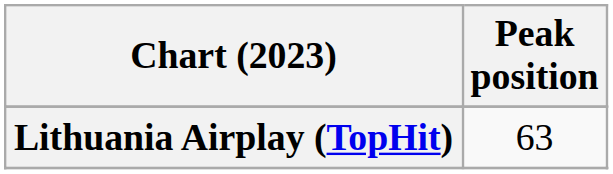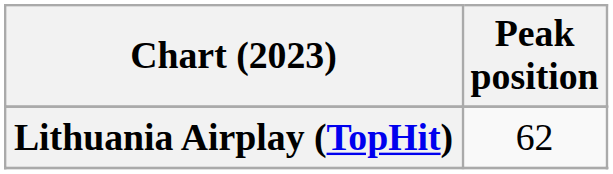(535, 136) 63 -> (535, 136) 62
